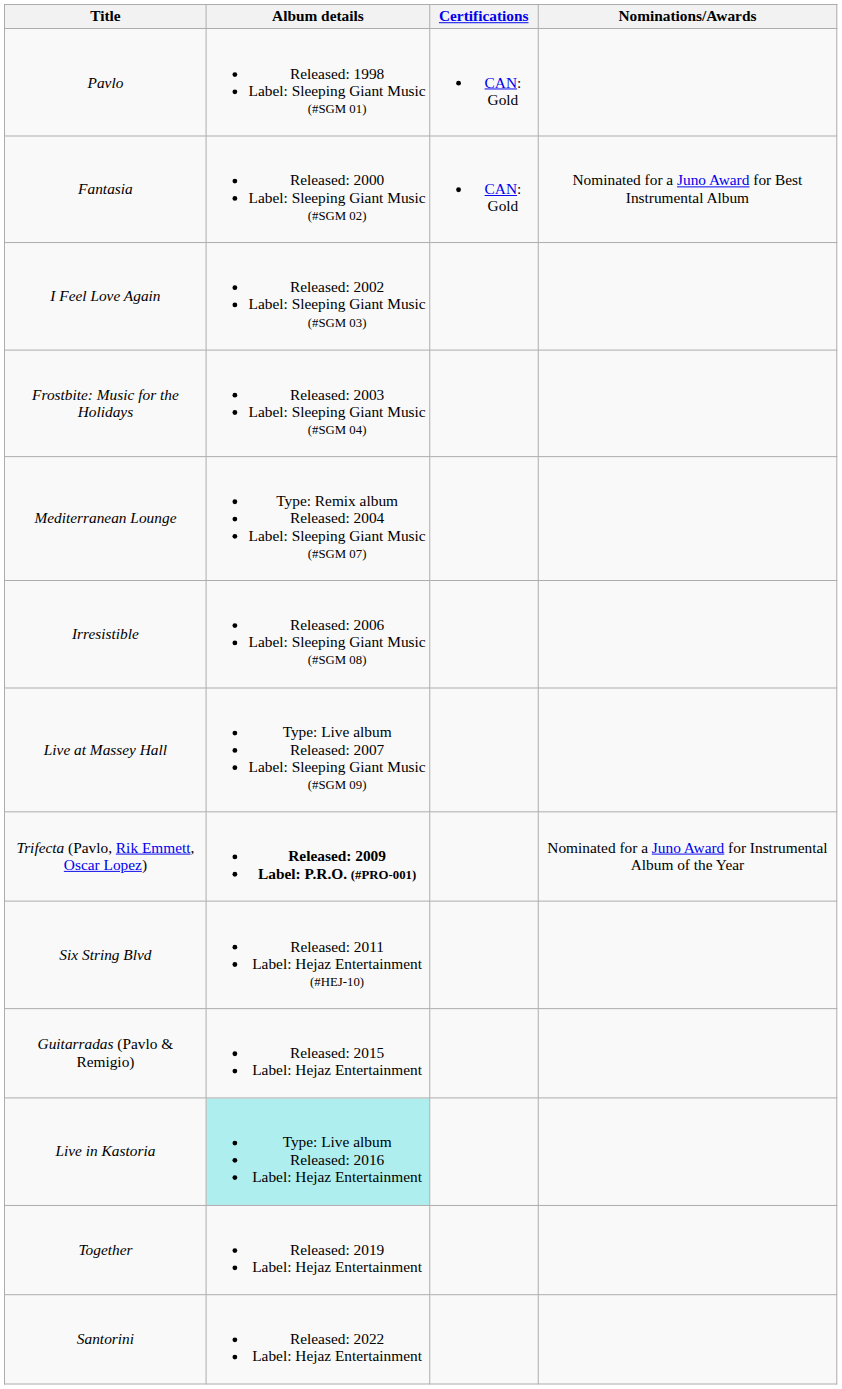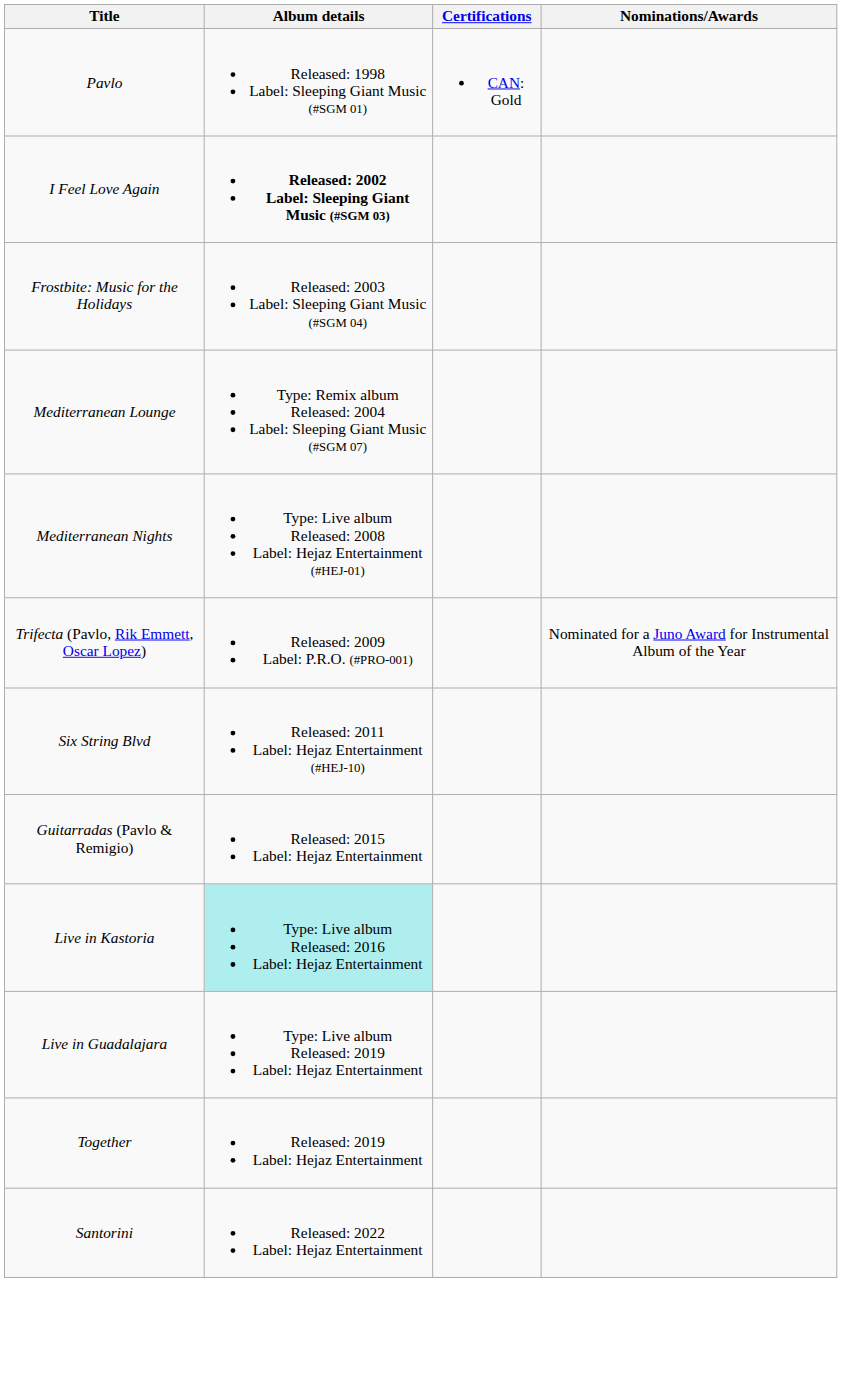- row: (105, 189)
(318, 305) normal -> (319, 198) bold
- row: (105, 634)
- row: (105, 749)
+ row: (104, 535)
(318, 865) bold -> (319, 651) normal
+ row: (104, 1044)
